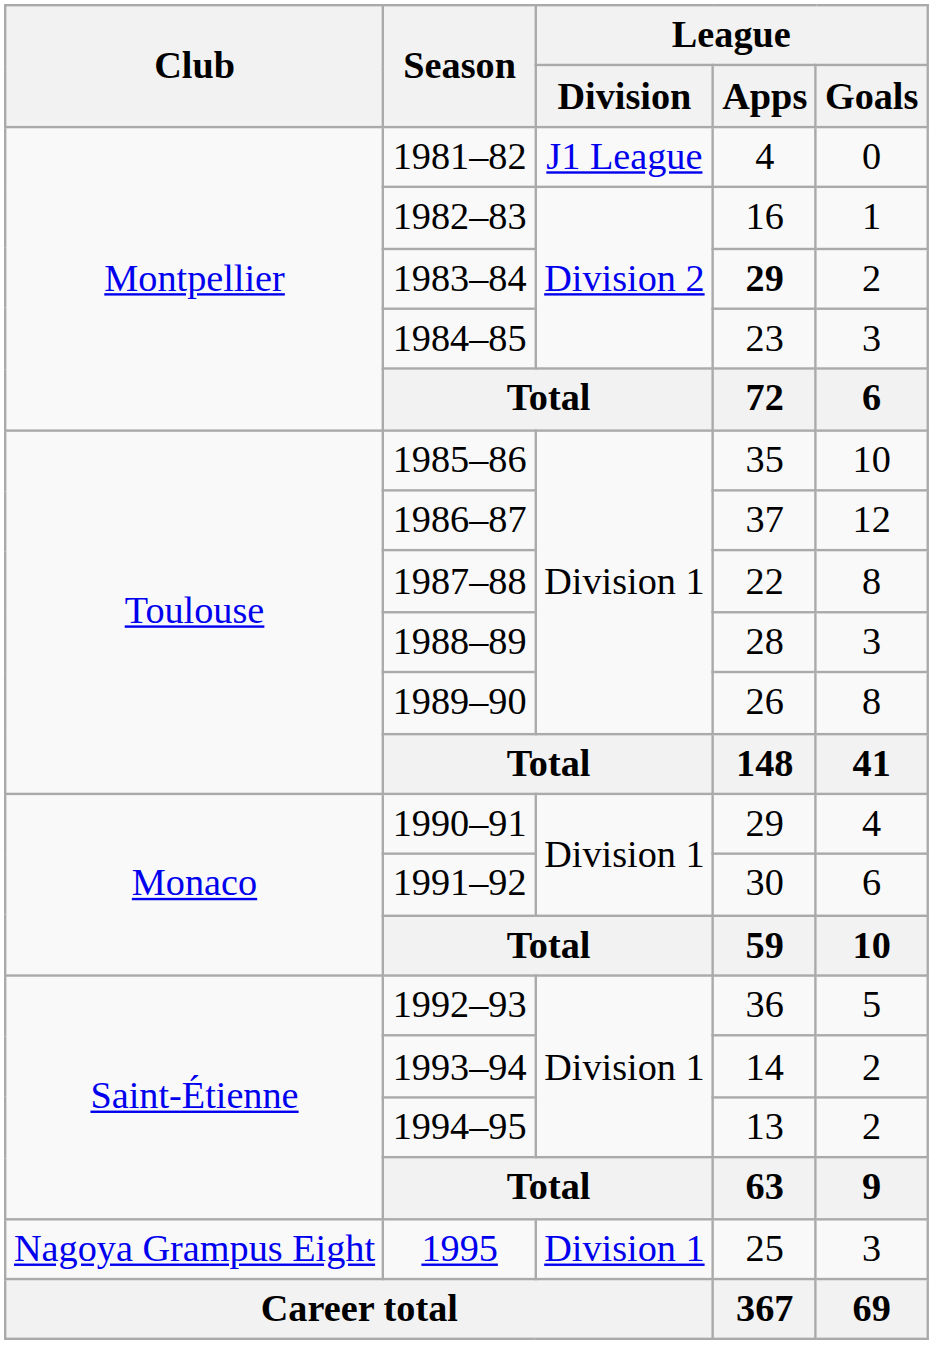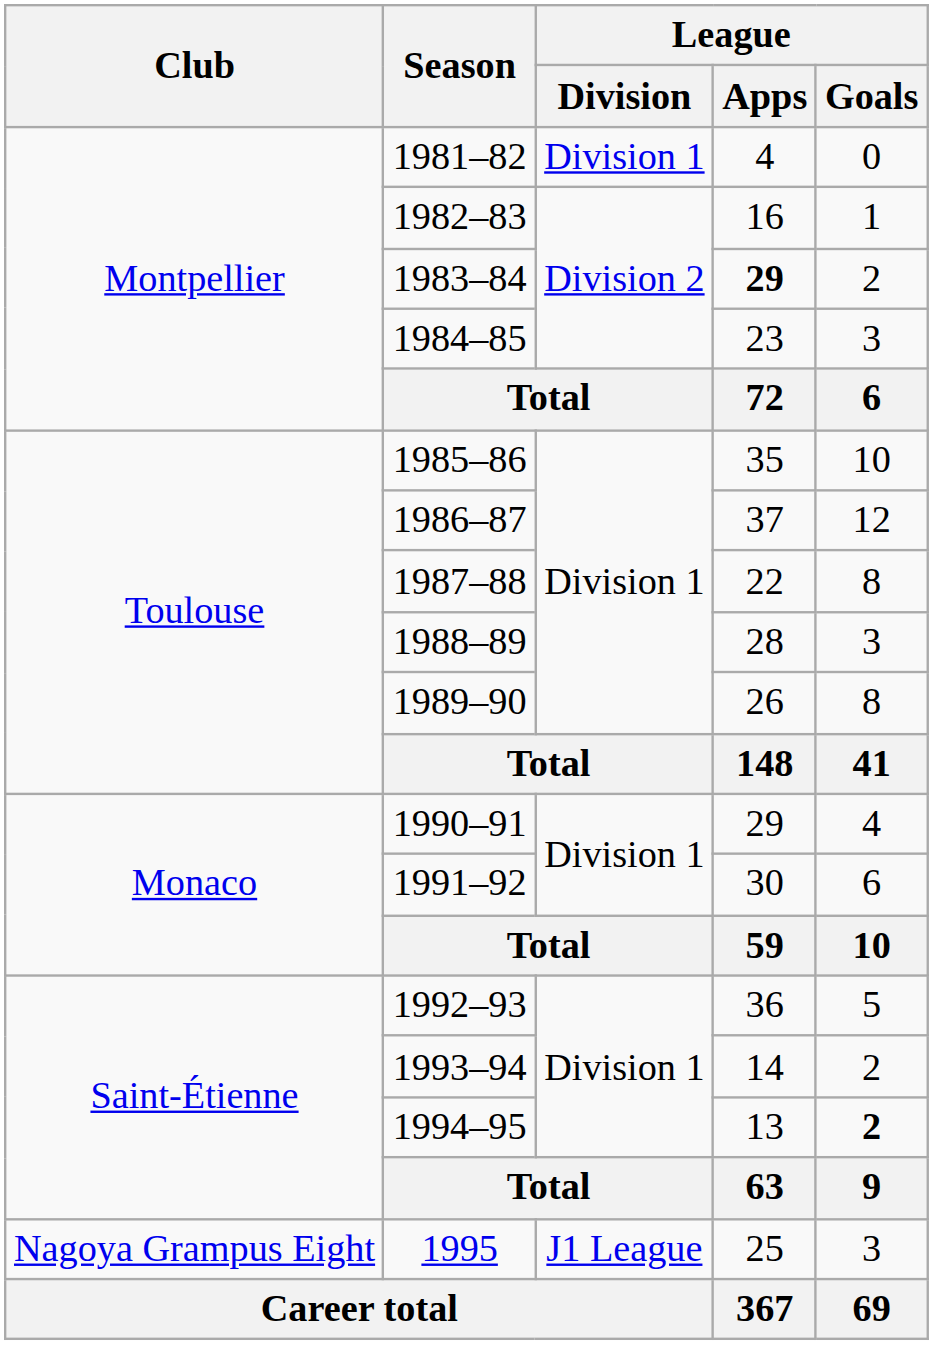(624, 156) J1 League -> (624, 156) Division 1
(872, 1126) normal -> (872, 1126) bold
(624, 1247) Division 1 -> (624, 1247) J1 League
